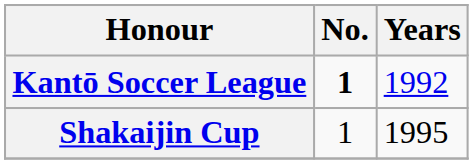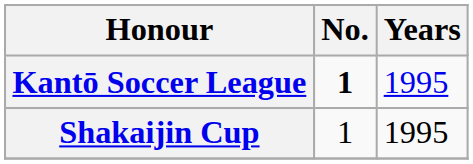(416, 81) 1992 -> (416, 81) 1995
